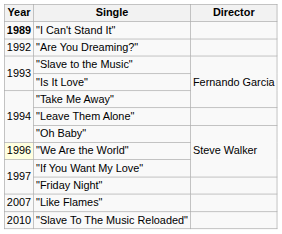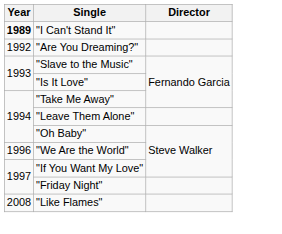(19, 151) lightyellow background -> (19, 151) no background
(19, 202) 2007 -> (19, 202) 2008
- row: (112, 220)
